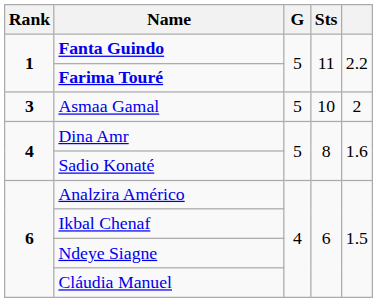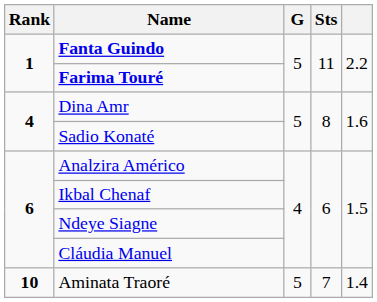- row: (109, 107)
+ row: (114, 282)
